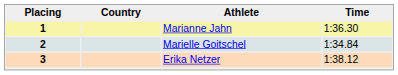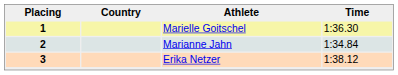(198, 28) Marianne Jahn -> (204, 28) Marielle Goitschel
(204, 44) Marielle Goitschel -> (198, 44) Marianne Jahn
